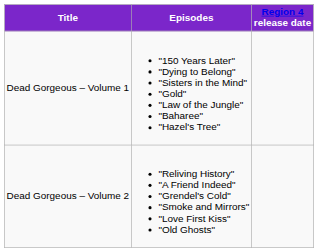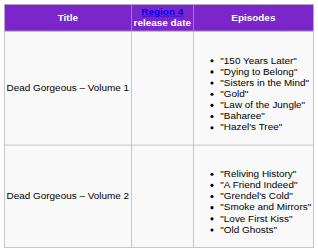columns swapped: (282, 17) <-> (191, 17)
